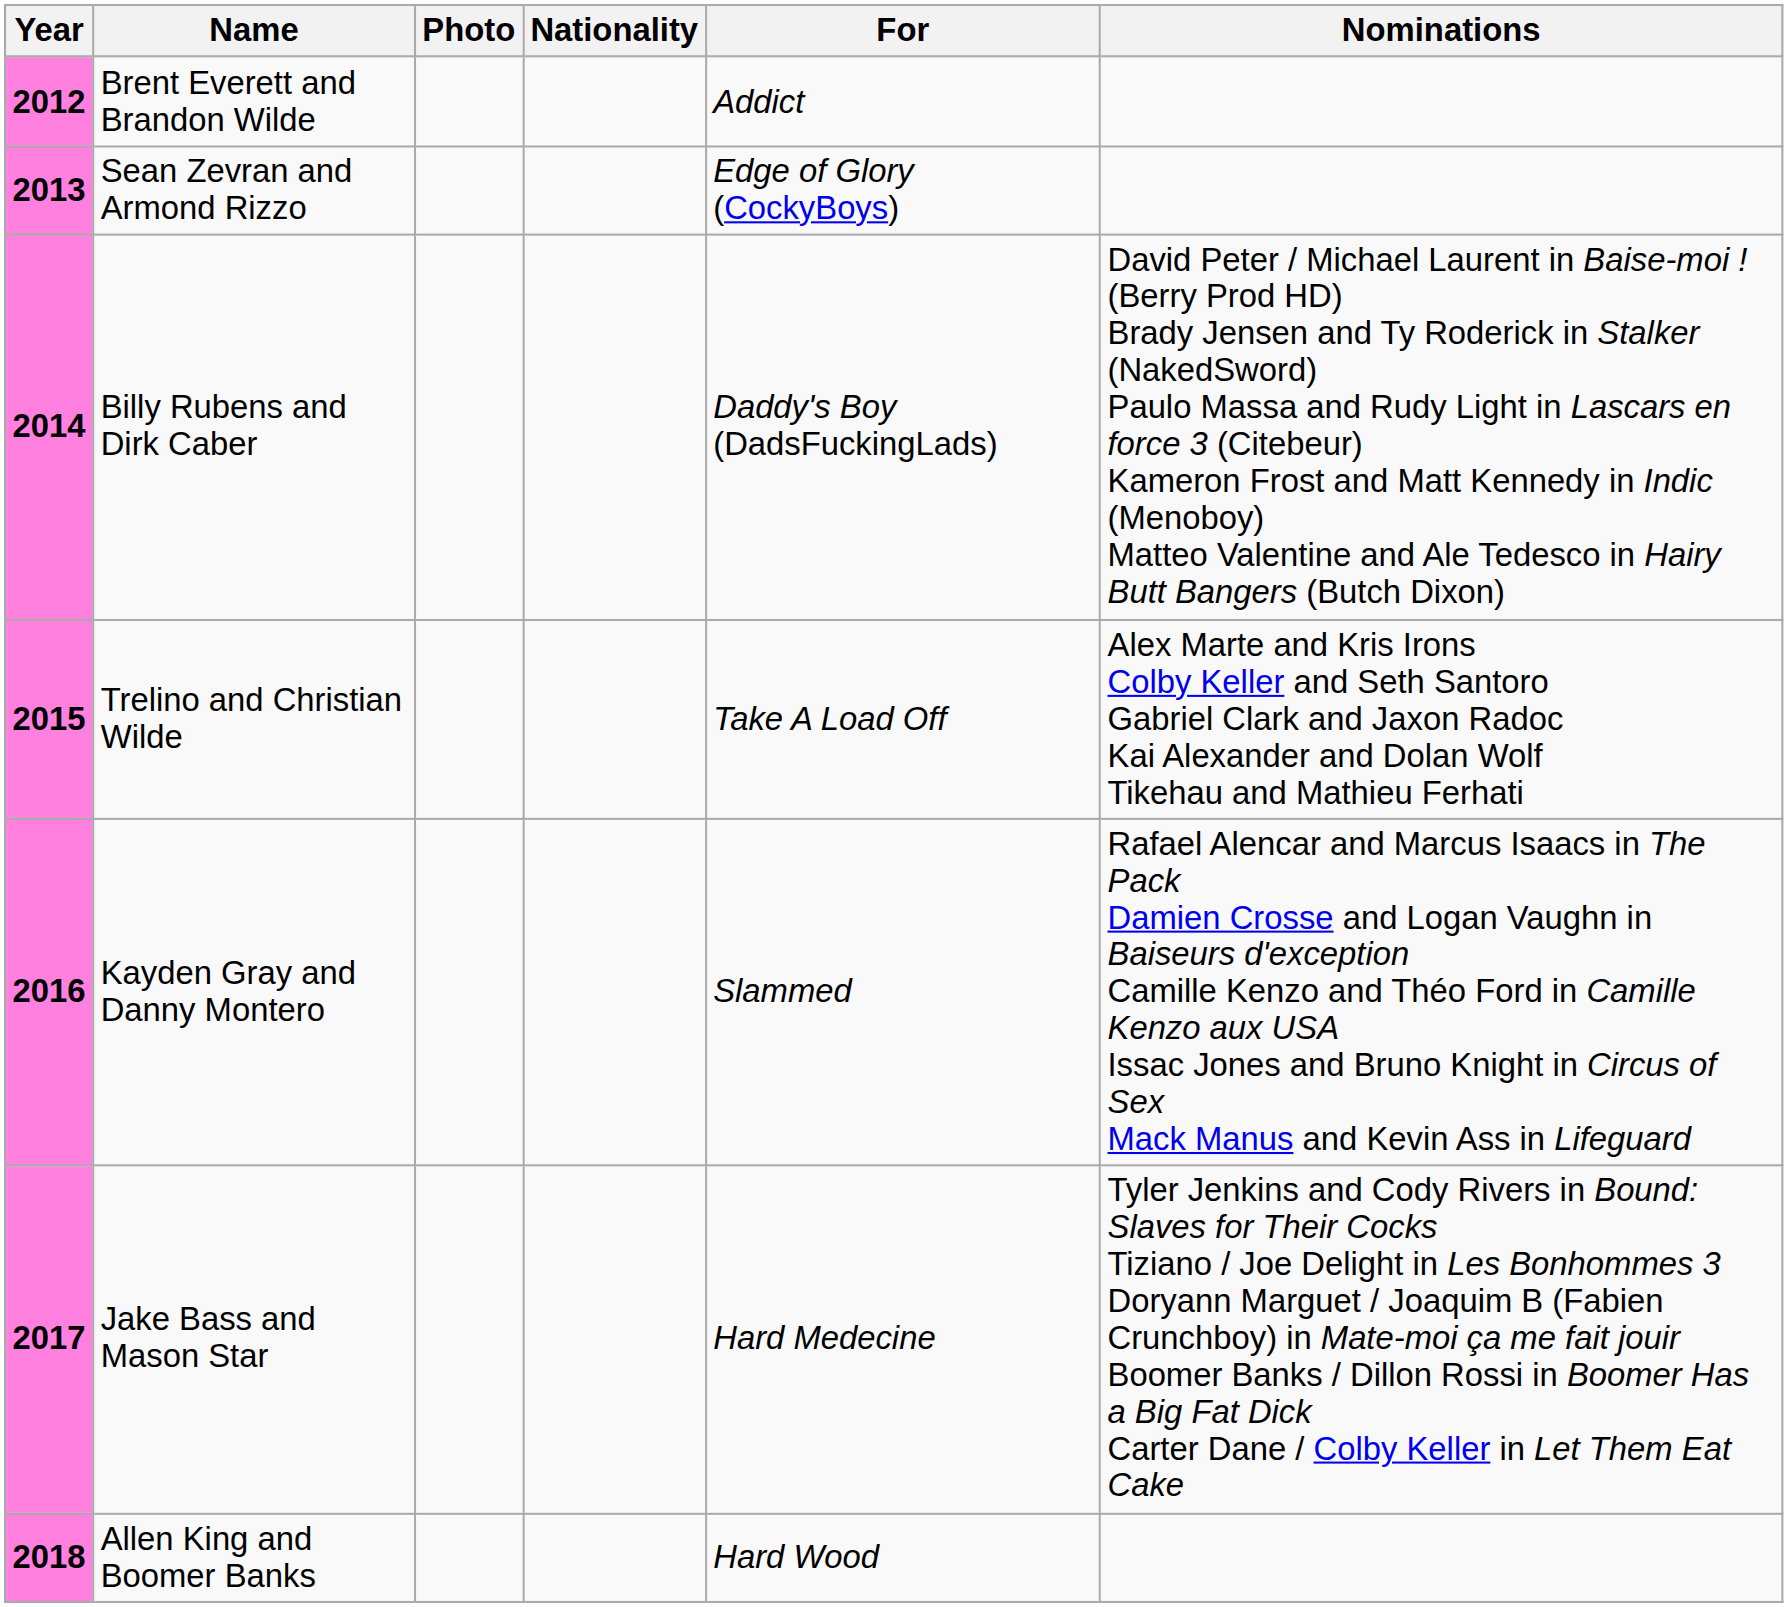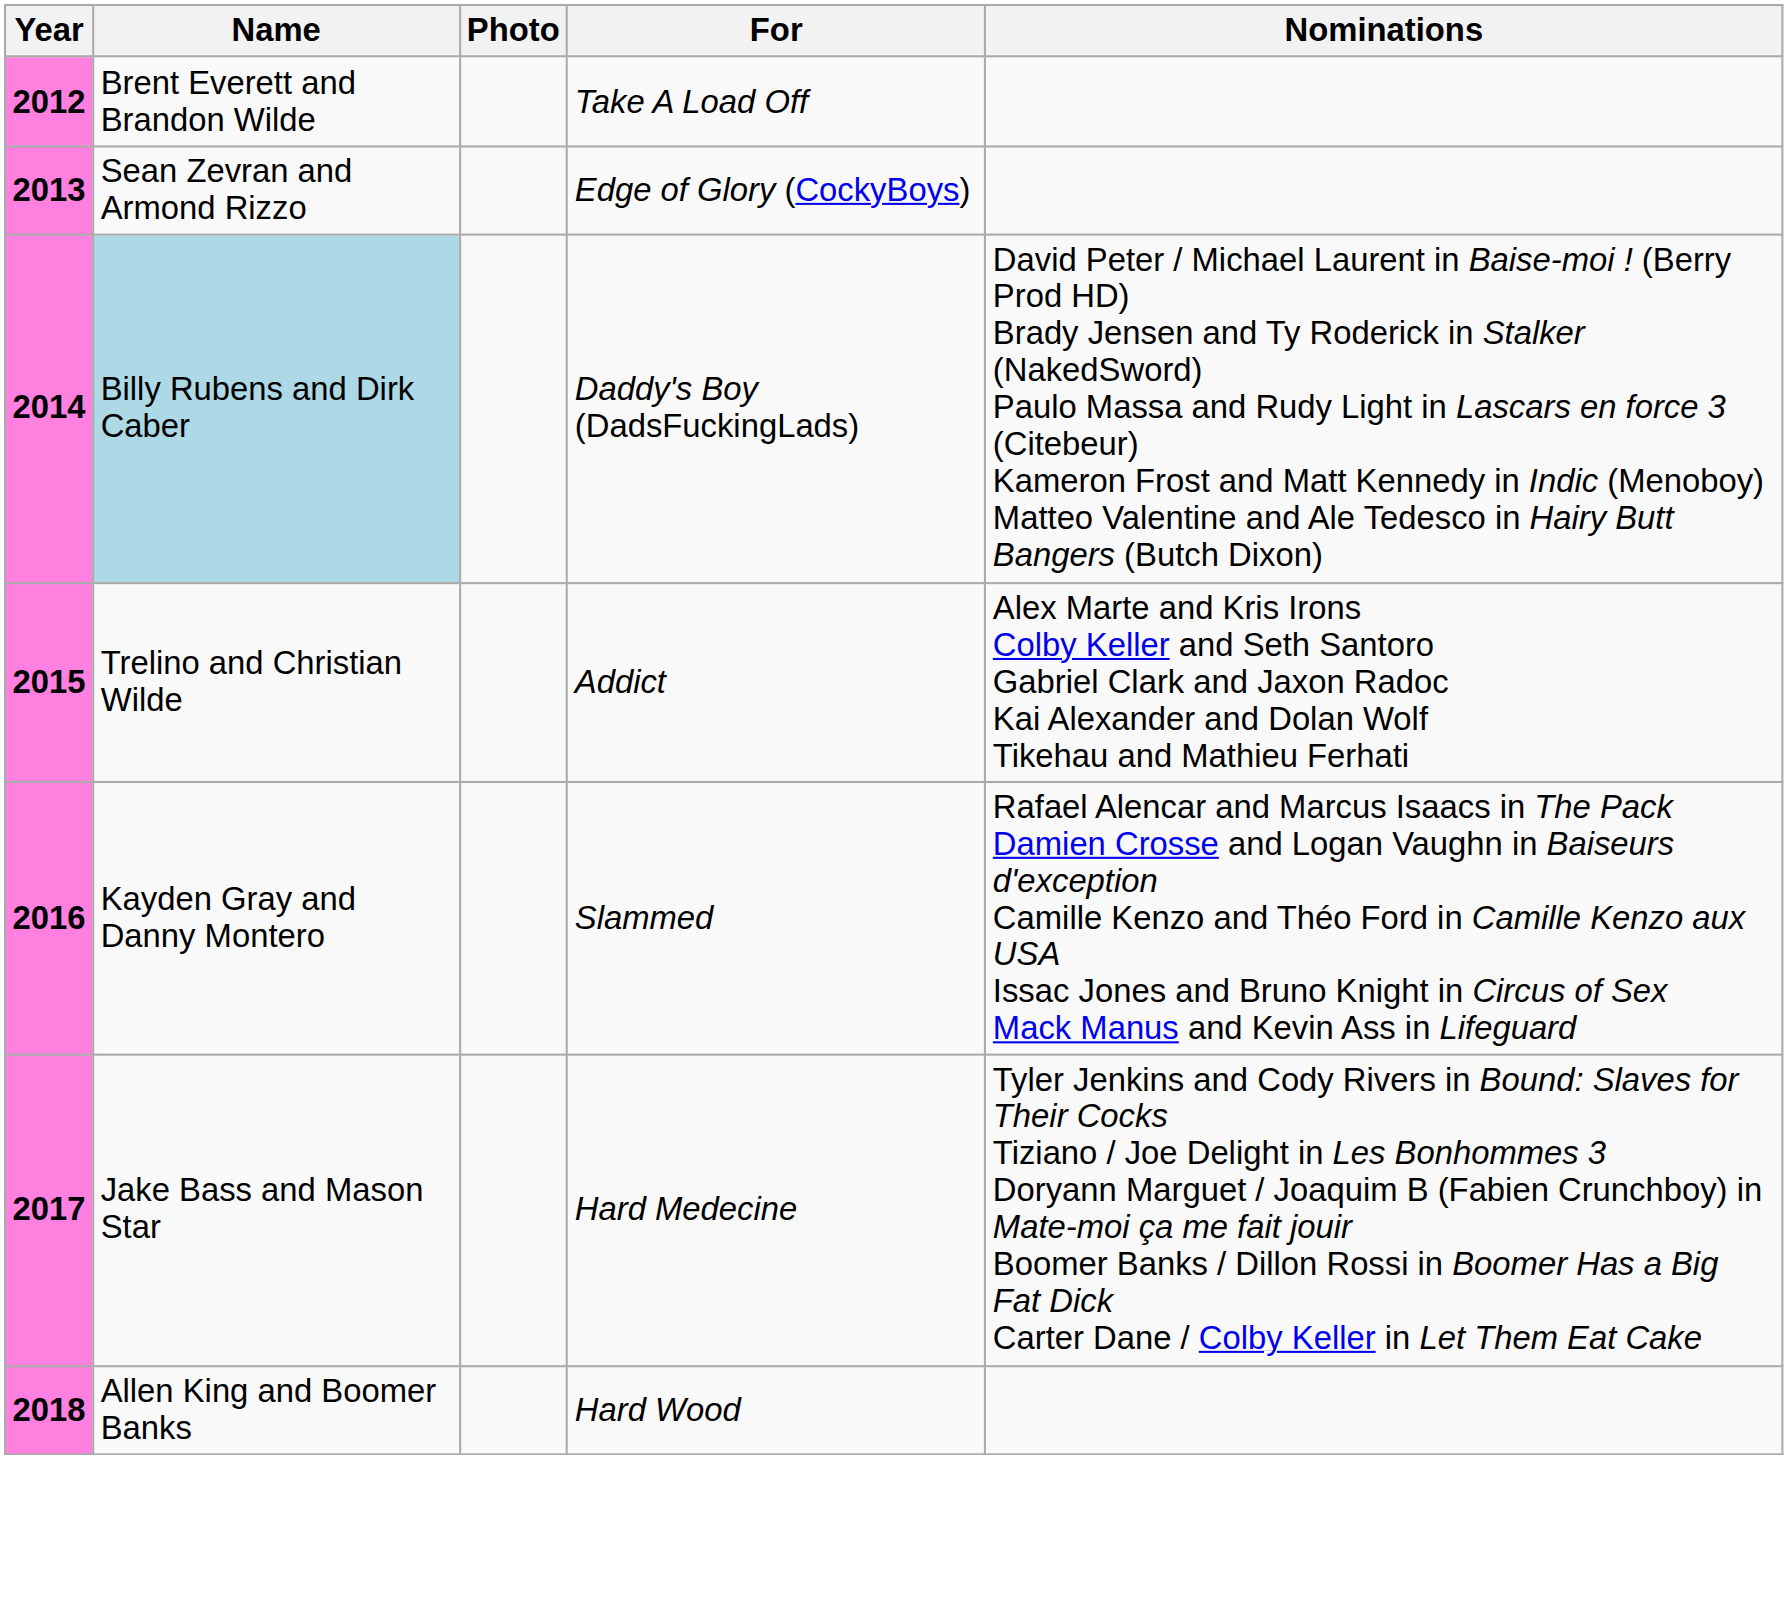- column: (614, 30)
(759, 100) Addict -> (692, 100) Take A Load Off
(224, 426) no background -> (257, 407) lightblue background
(830, 718) Take A Load Off -> (620, 681) Addict
